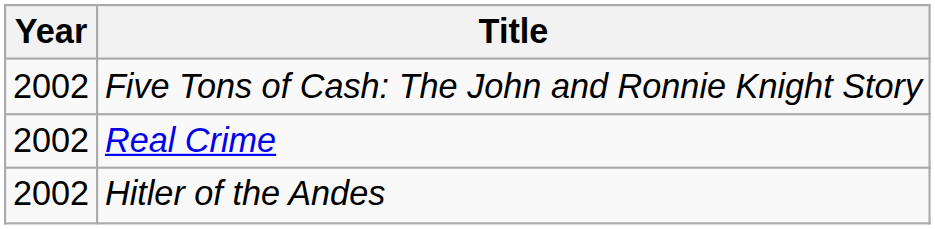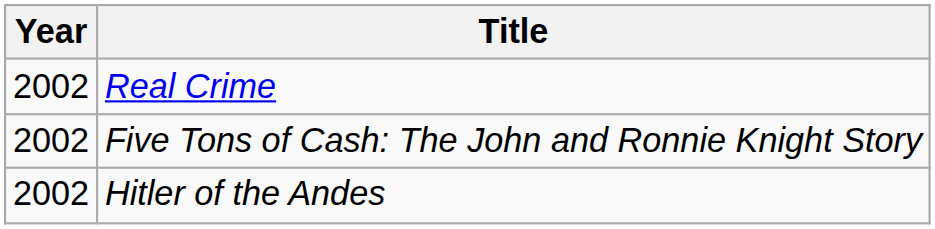rows swapped: (514, 85) <-> (191, 140)
